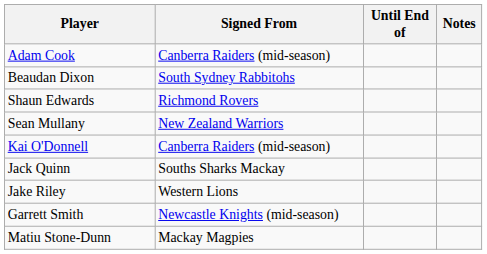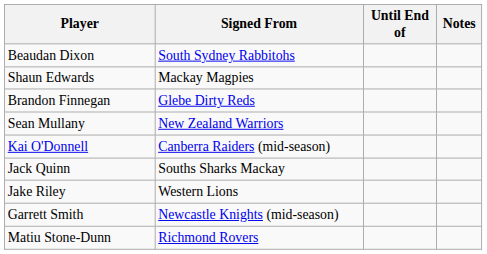- row: (41, 55)
(208, 101) Richmond Rovers -> (206, 78) Mackay Magpies
+ row: (59, 101)
(206, 237) Mackay Magpies -> (208, 237) Richmond Rovers
